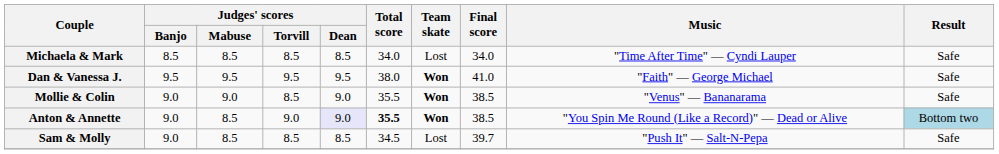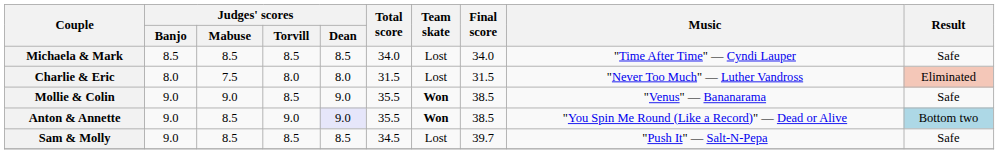+ row: (75, 77)
- row: (75, 77)
(389, 118) bold -> (389, 118) normal
